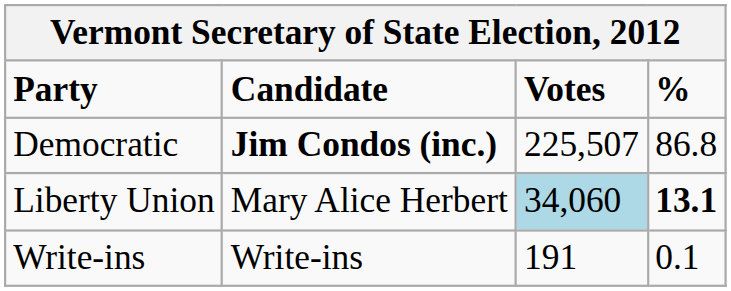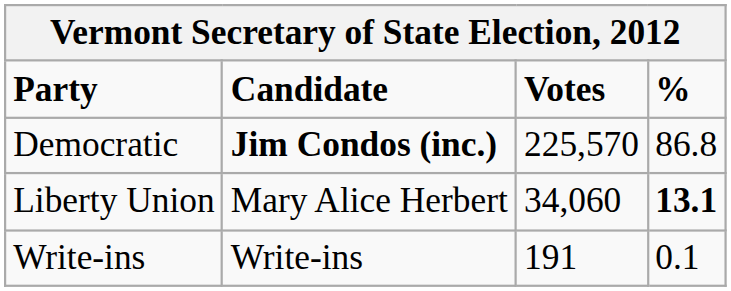(582, 144) 225,507 -> (582, 144) 225,570
(573, 200) lightblue background -> (573, 200) no background
